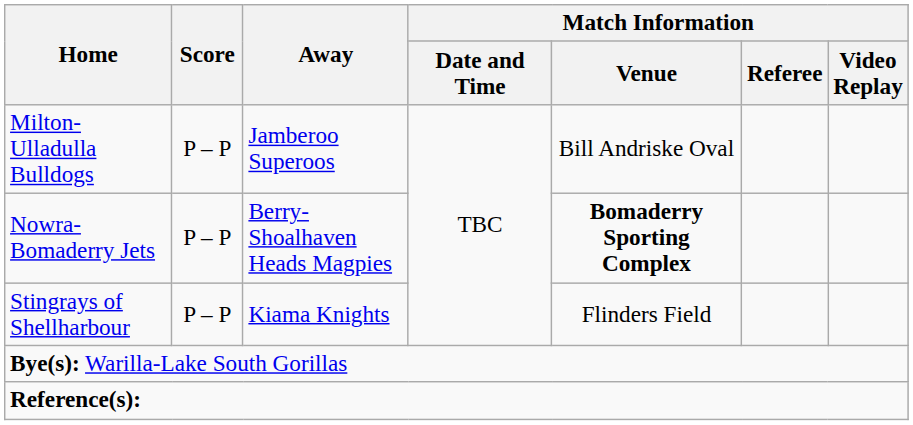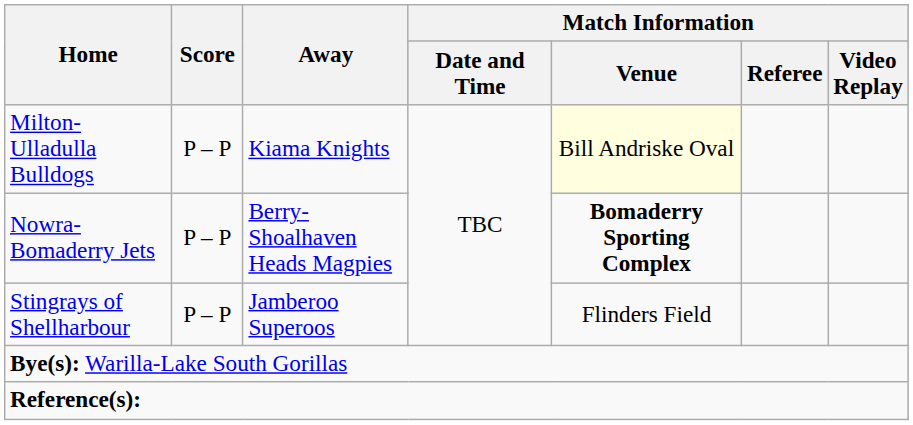(293, 148) Jamberoo Superoos -> (319, 148) Kiama Knights
(646, 148) no background -> (646, 148) lightyellow background
(319, 313) Kiama Knights -> (293, 313) Jamberoo Superoos
